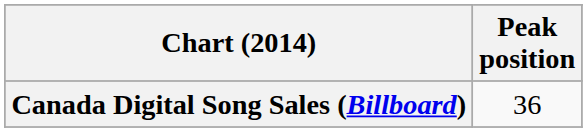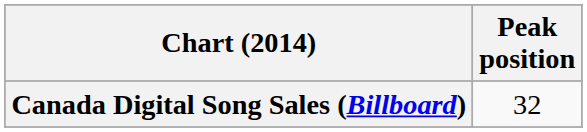(527, 103) 36 -> (527, 103) 32
